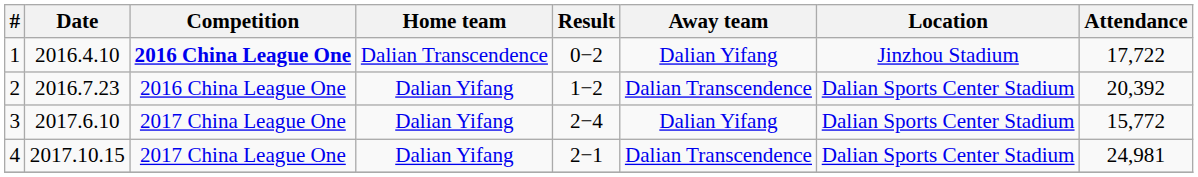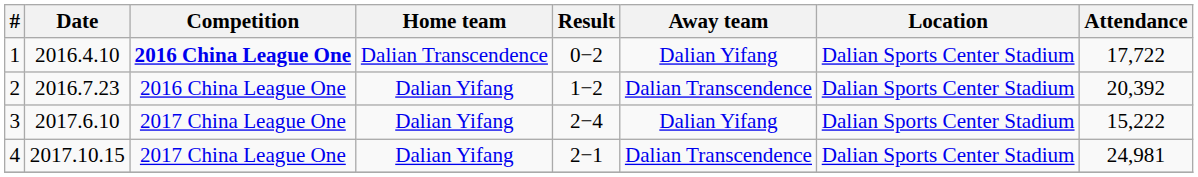(948, 54) Jinzhou Stadium -> (948, 54) Dalian Sports Center Stadium
(1136, 121) 15,772 -> (1136, 121) 15,222
